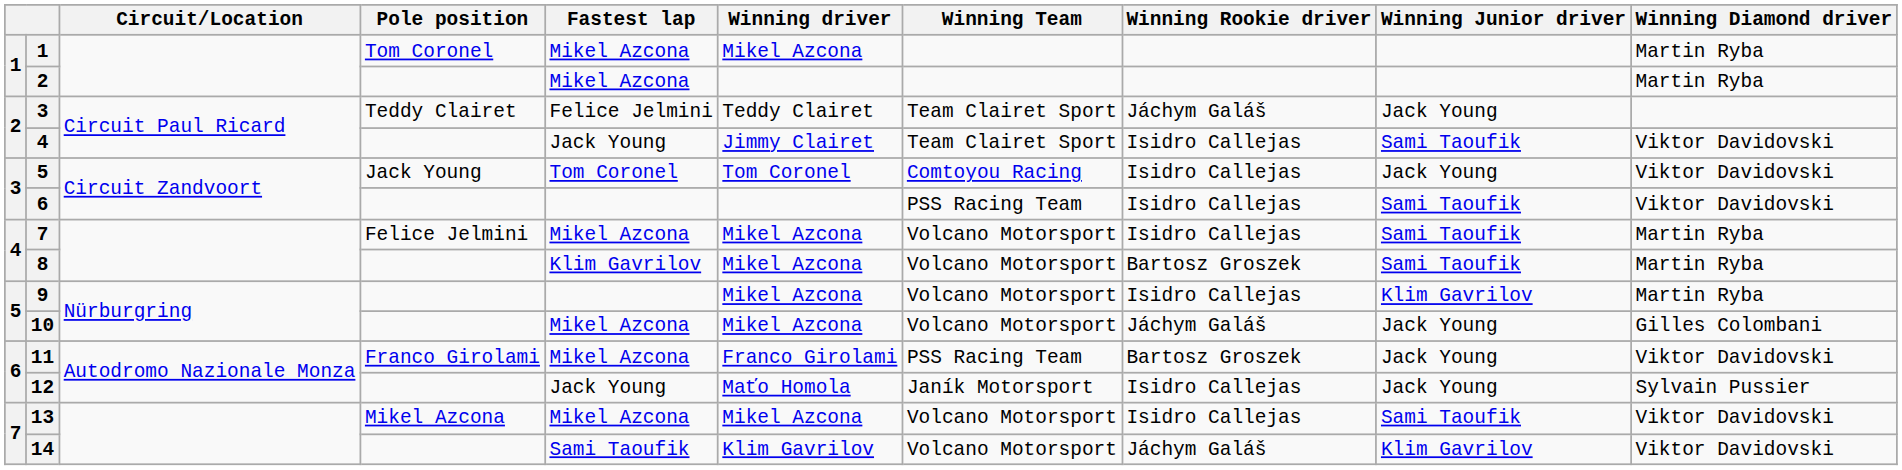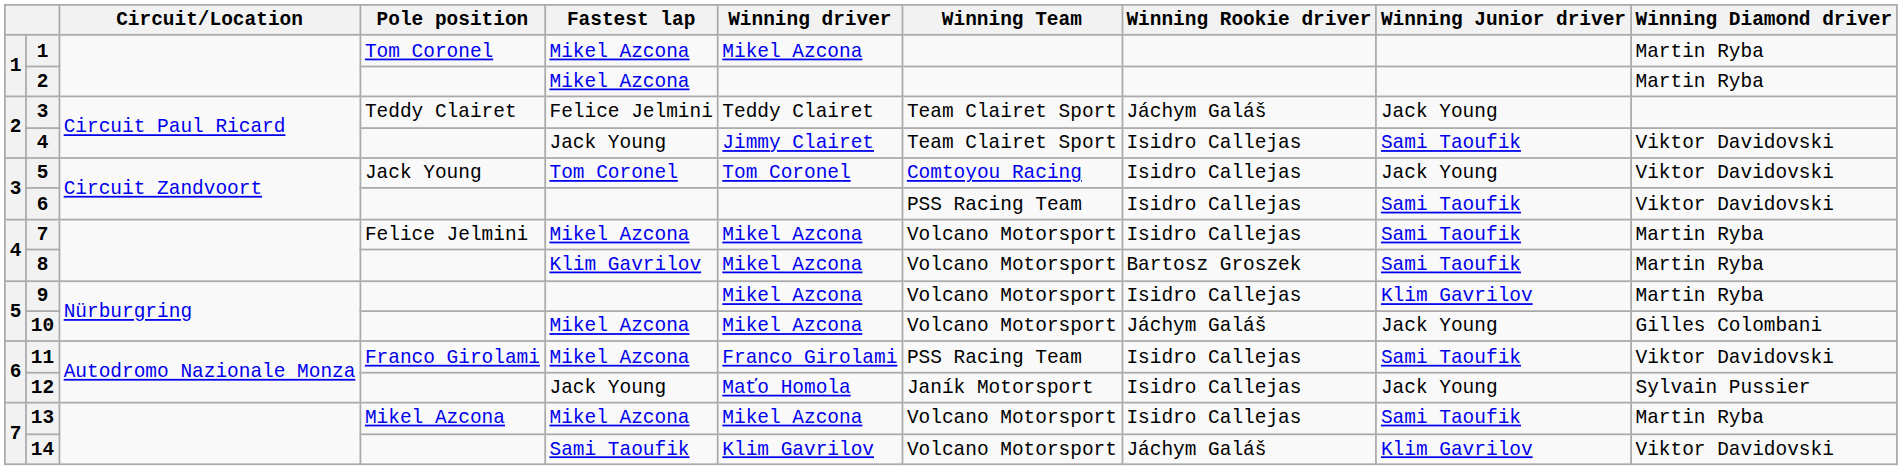(1214, 357) Bartosz Groszek -> (1214, 357) Isidro Callejas
(1439, 357) Jack Young -> (1451, 357) Sami Taoufik
(1735, 418) Viktor Davidovski -> (1700, 418) Martin Ryba
